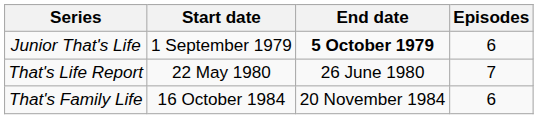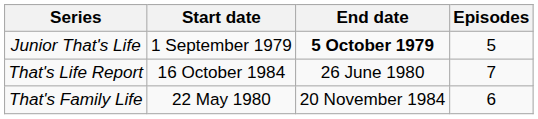(491, 45) 6 -> (491, 45) 5
(221, 72) 22 May 1980 -> (221, 72) 16 October 1984
(221, 99) 16 October 1984 -> (221, 99) 22 May 1980
